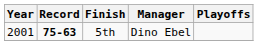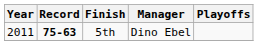(21, 32) 2001 -> (21, 32) 2011
